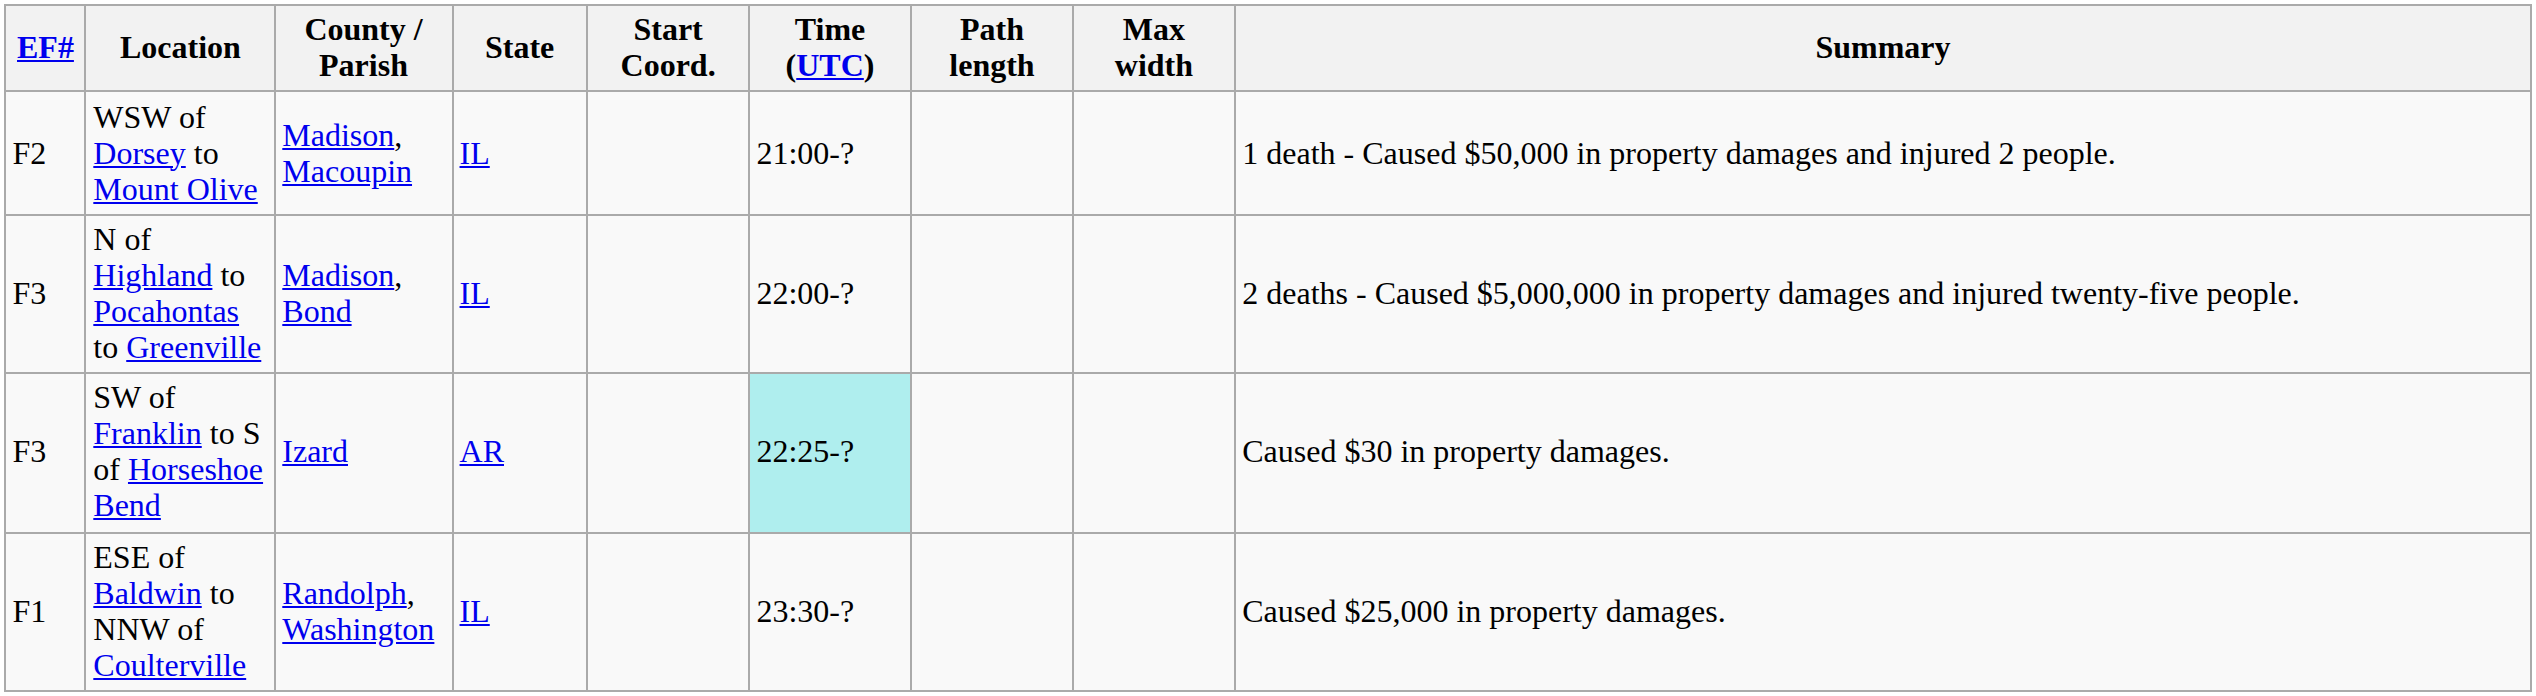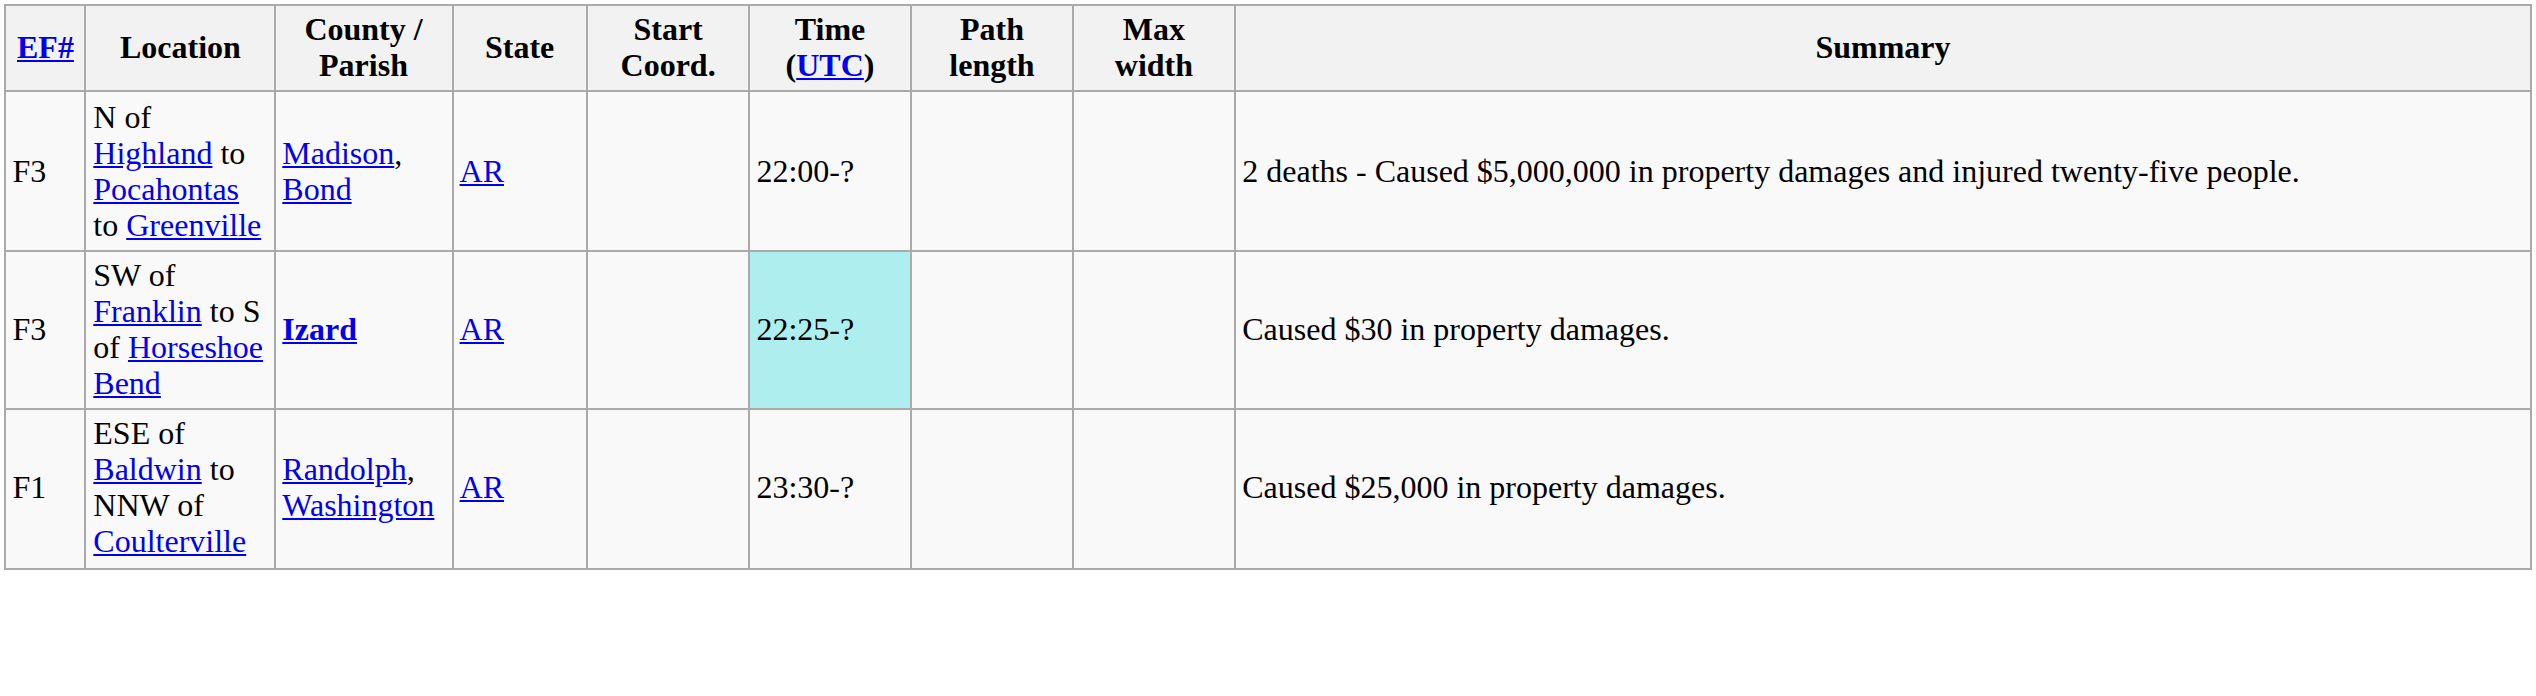- row: (176, 152)
(475, 293) IL -> (482, 170) AR
(315, 452) normal -> (320, 329) bold
(475, 610) IL -> (482, 488) AR
